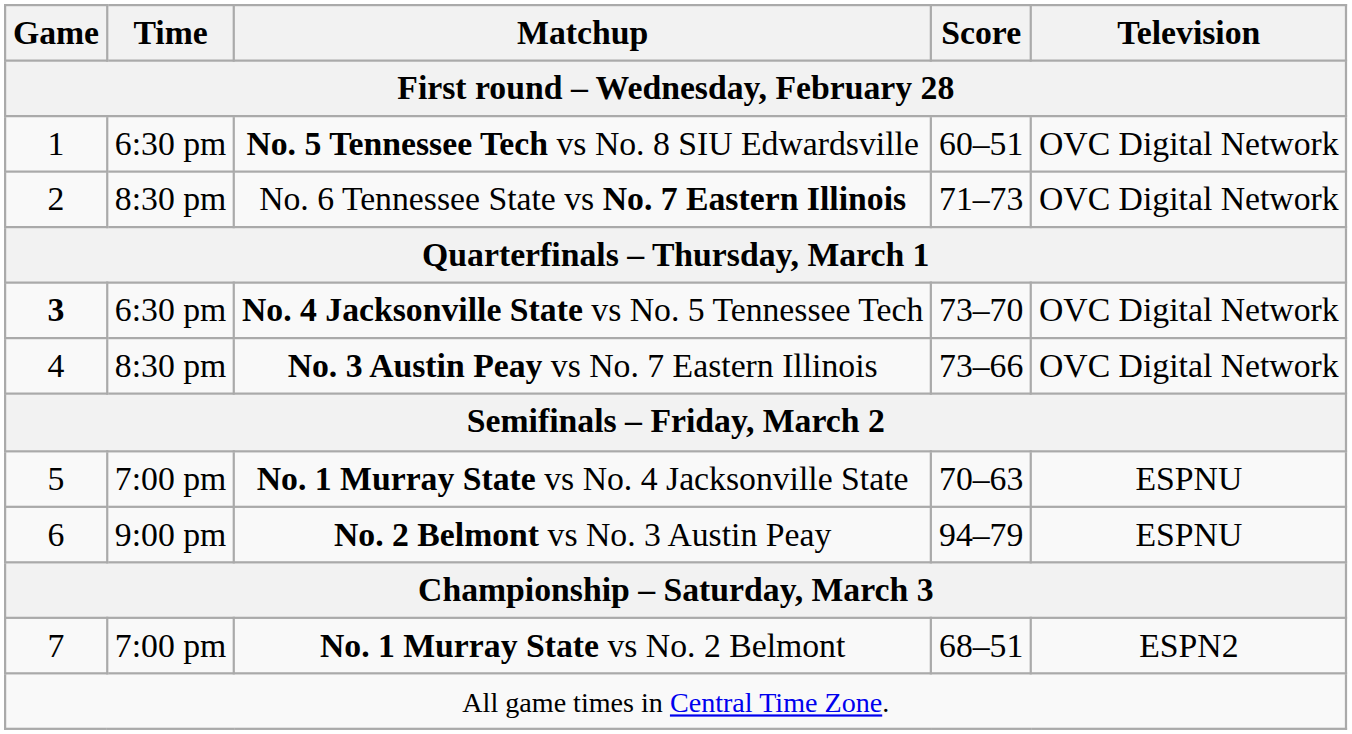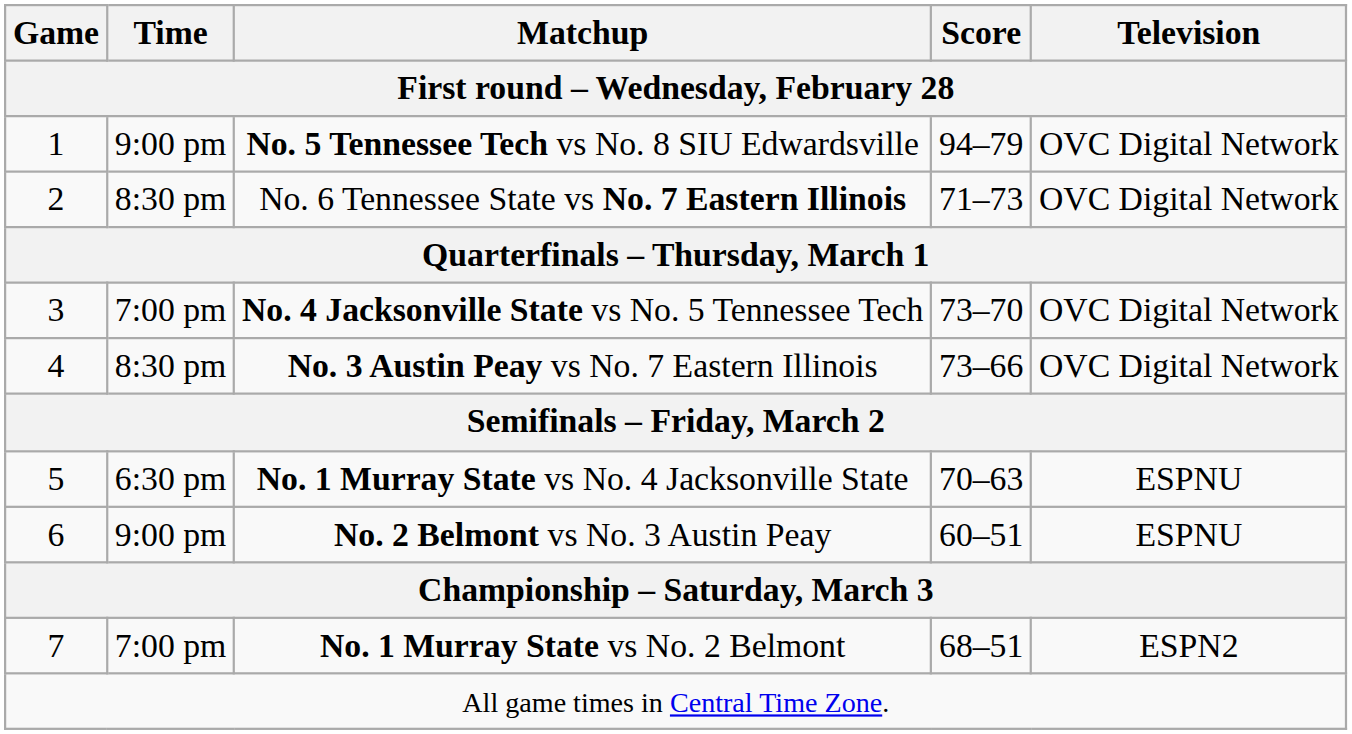(171, 143) 6:30 pm -> (171, 143) 9:00 pm
(981, 143) 60–51 -> (981, 143) 94–79
(56, 310) bold -> (56, 310) normal
(171, 310) 6:30 pm -> (171, 310) 7:00 pm
(171, 477) 7:00 pm -> (171, 477) 6:30 pm
(981, 533) 94–79 -> (981, 533) 60–51
